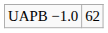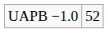(93, 16) 62 -> (93, 16) 52
